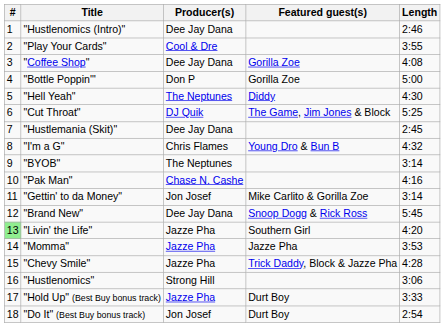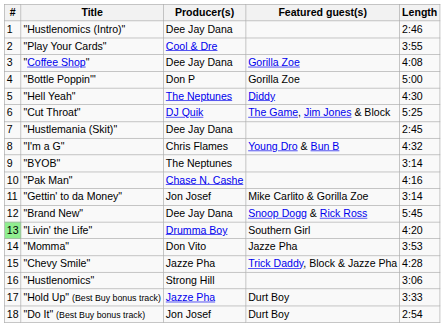(190, 230) Jazze Pha -> (197, 230) Drumma Boy
(190, 247) Jazze Pha -> (186, 247) Don Vito
